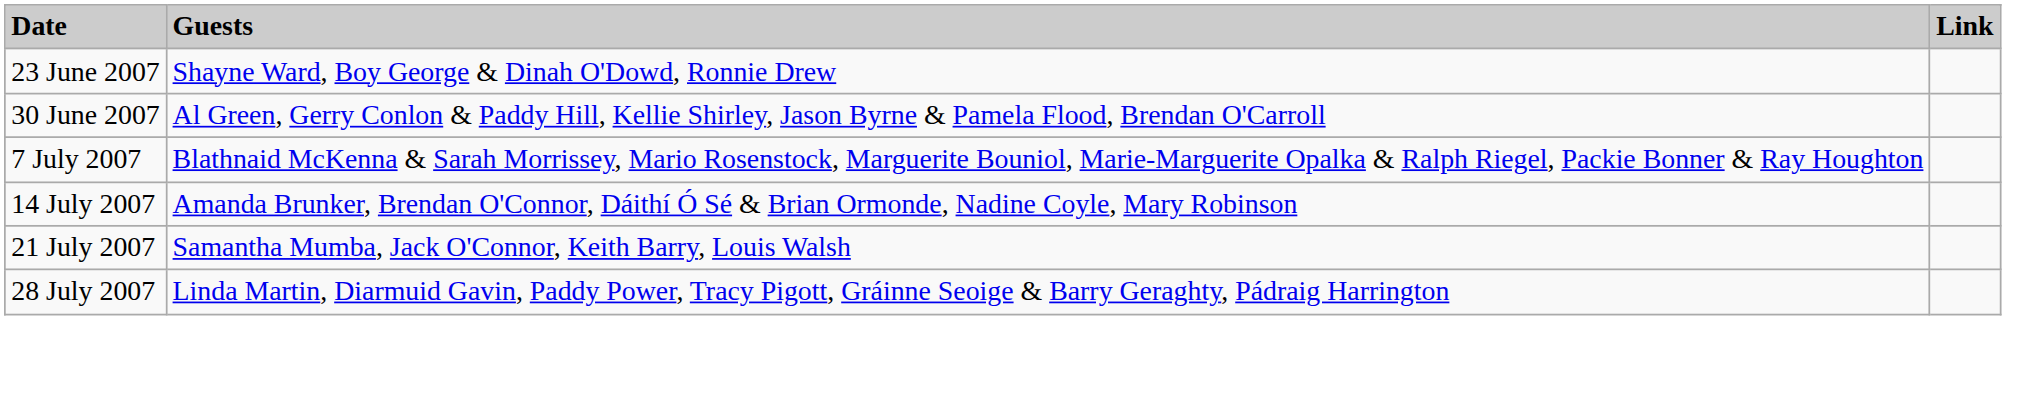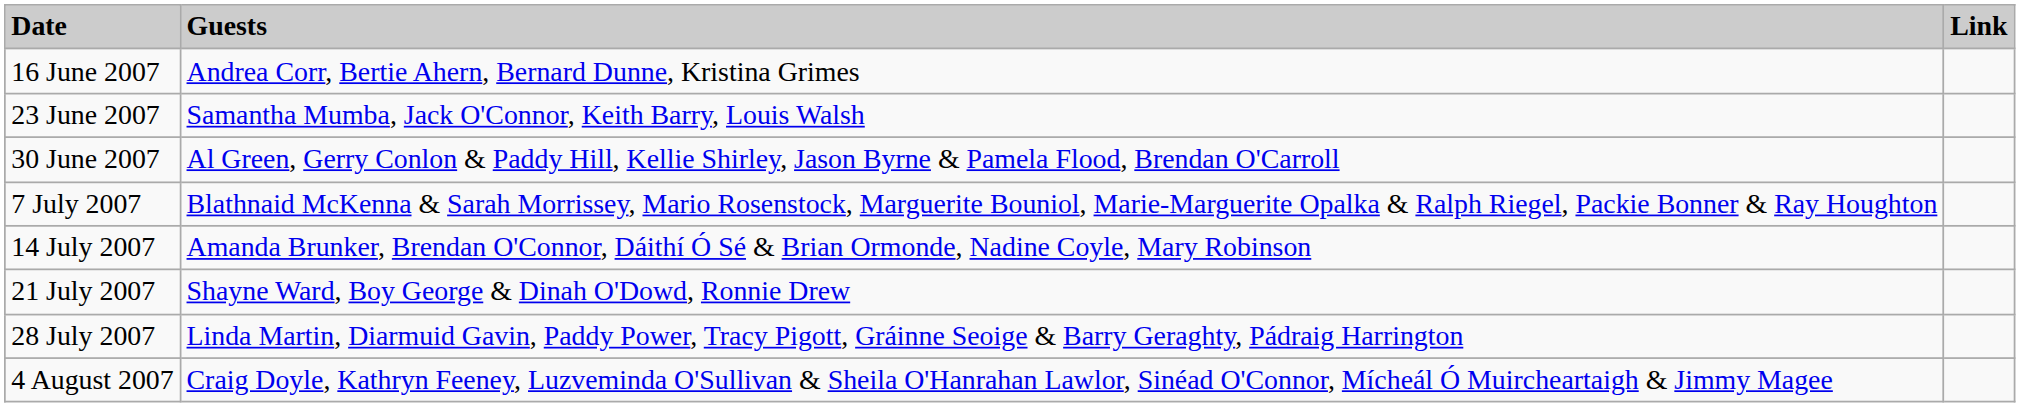+ row: (86, 70)
(504, 70) Shayne Ward, Boy George & Dinah O'Dowd, Ronnie Drew -> (526, 114) Samantha Mumba, Jack O'Connor, Keith Barry, Louis Walsh
(512, 247) Samantha Mumba, Jack O'Connor, Keith Barry, Louis Walsh -> (518, 291) Shayne Ward, Boy George & Dinah O'Dowd, Ronnie Drew
+ row: (92, 379)
